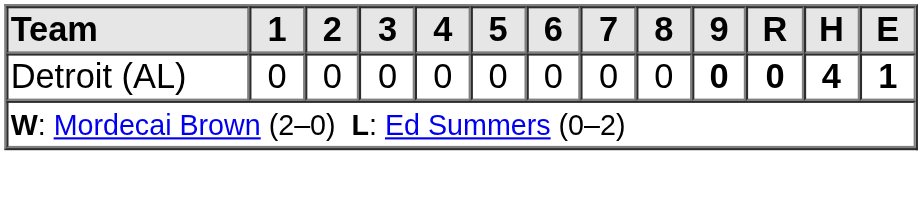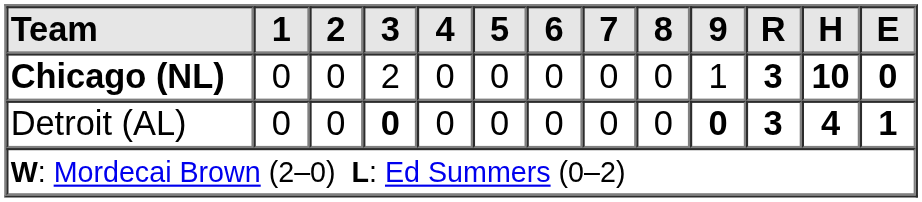+ row: (118, 76)
(388, 76) normal -> (390, 123) bold
(775, 76) 0 -> (773, 123) 3
